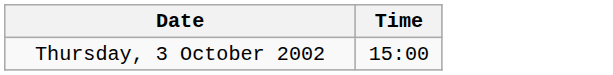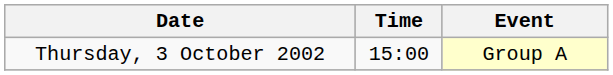+ column: (525, 21)
